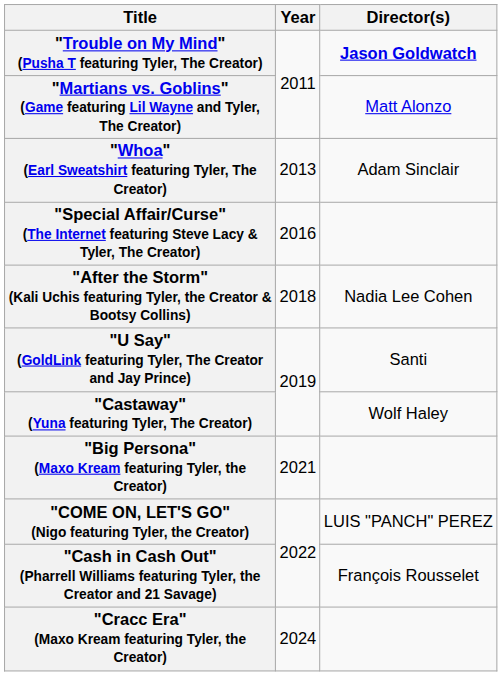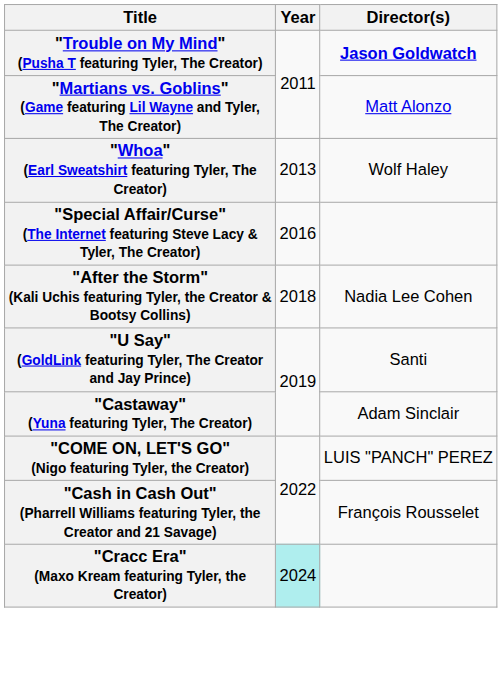(408, 170) Adam Sinclair -> (408, 170) Wolf Haley
(408, 413) Wolf Haley -> (408, 413) Adam Sinclair
- row: (140, 467)
(298, 638) no background -> (298, 575) paleturquoise background
